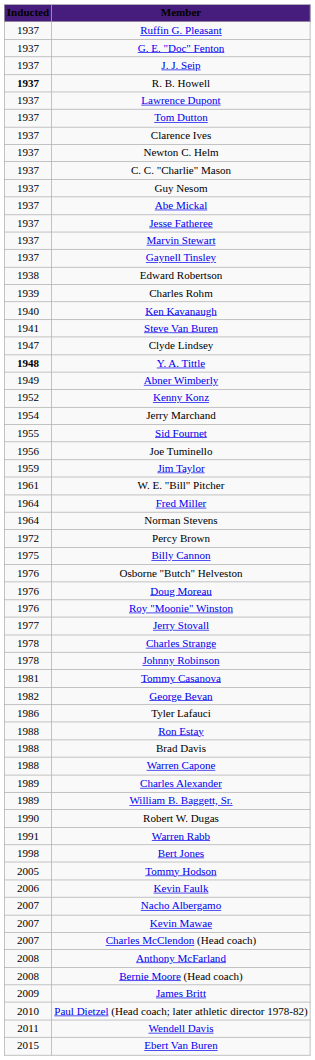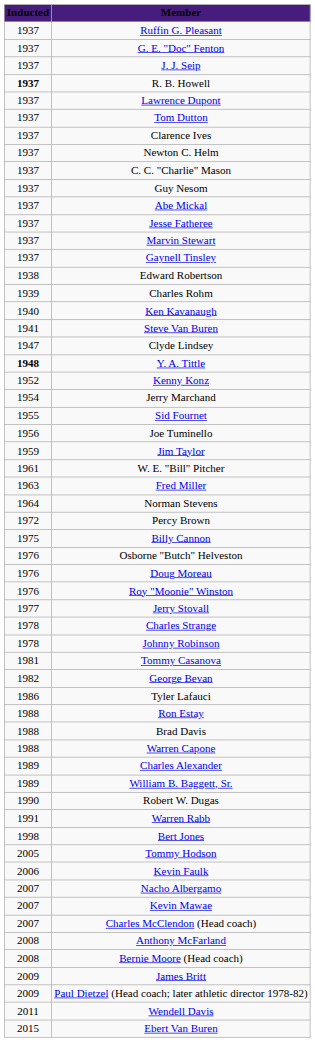- row: (181, 380)
(28, 503) 1964 -> (28, 485) 1963
(28, 1011) 2010 -> (28, 993) 2009
